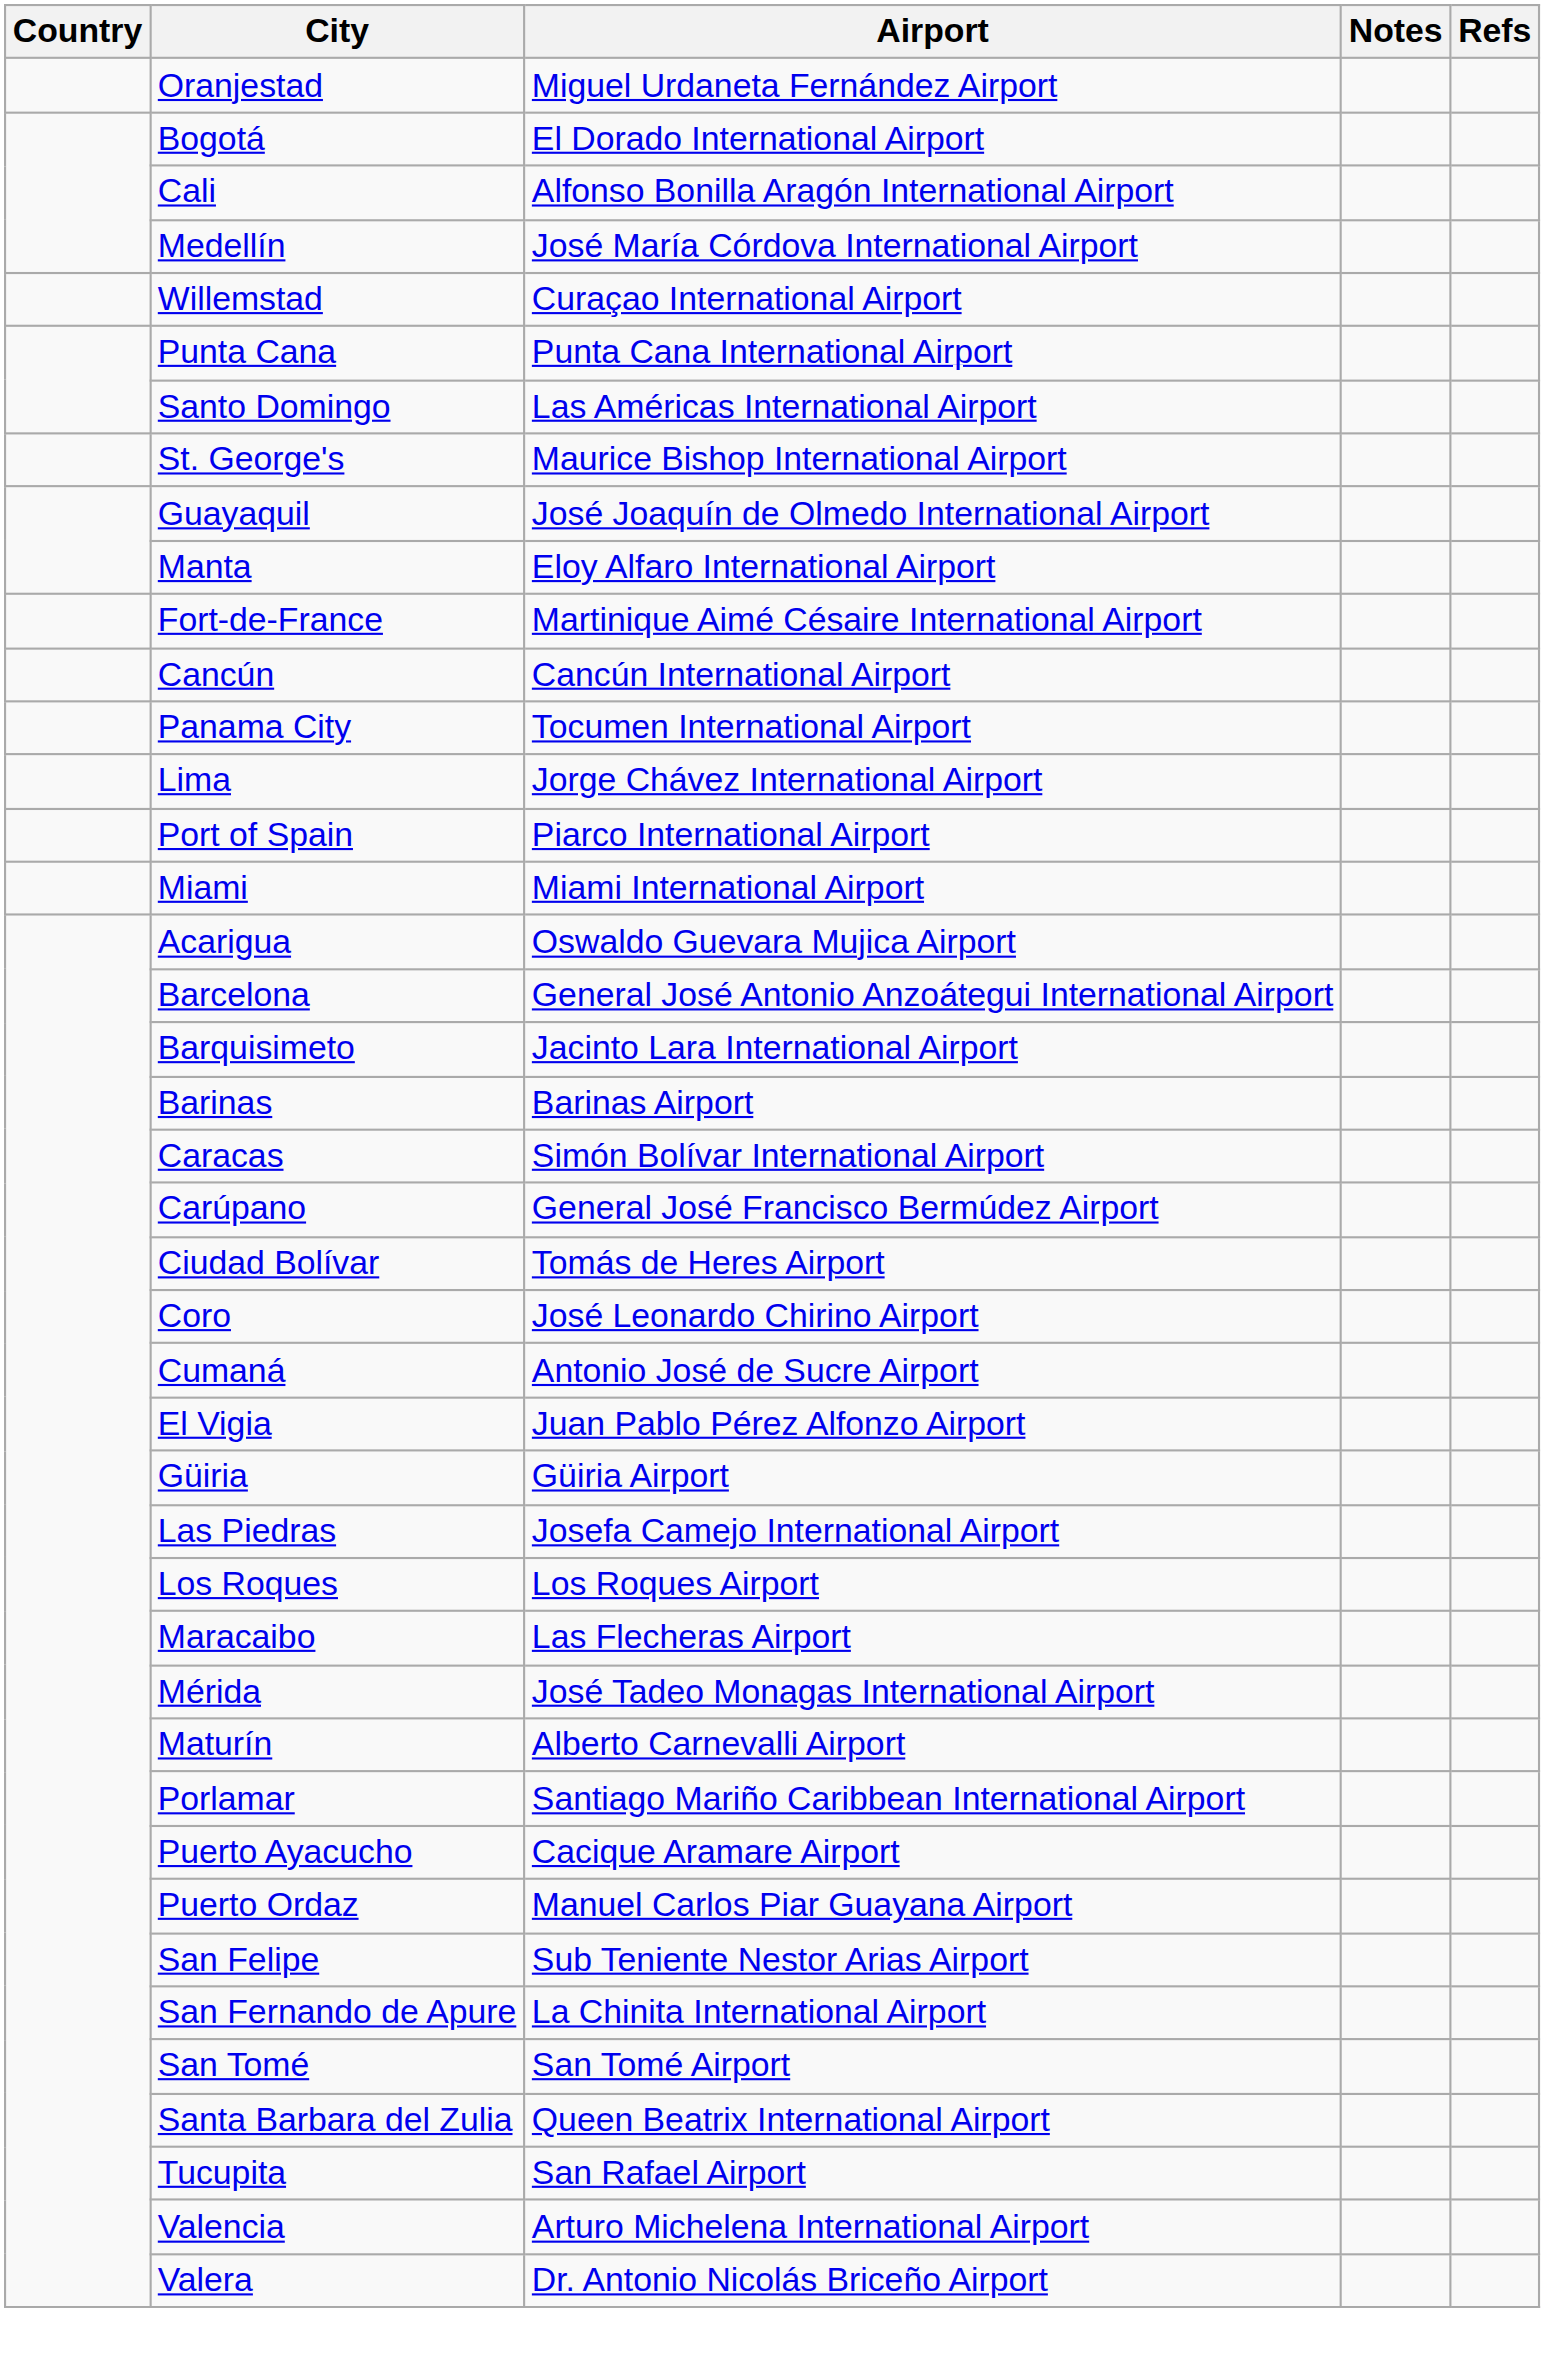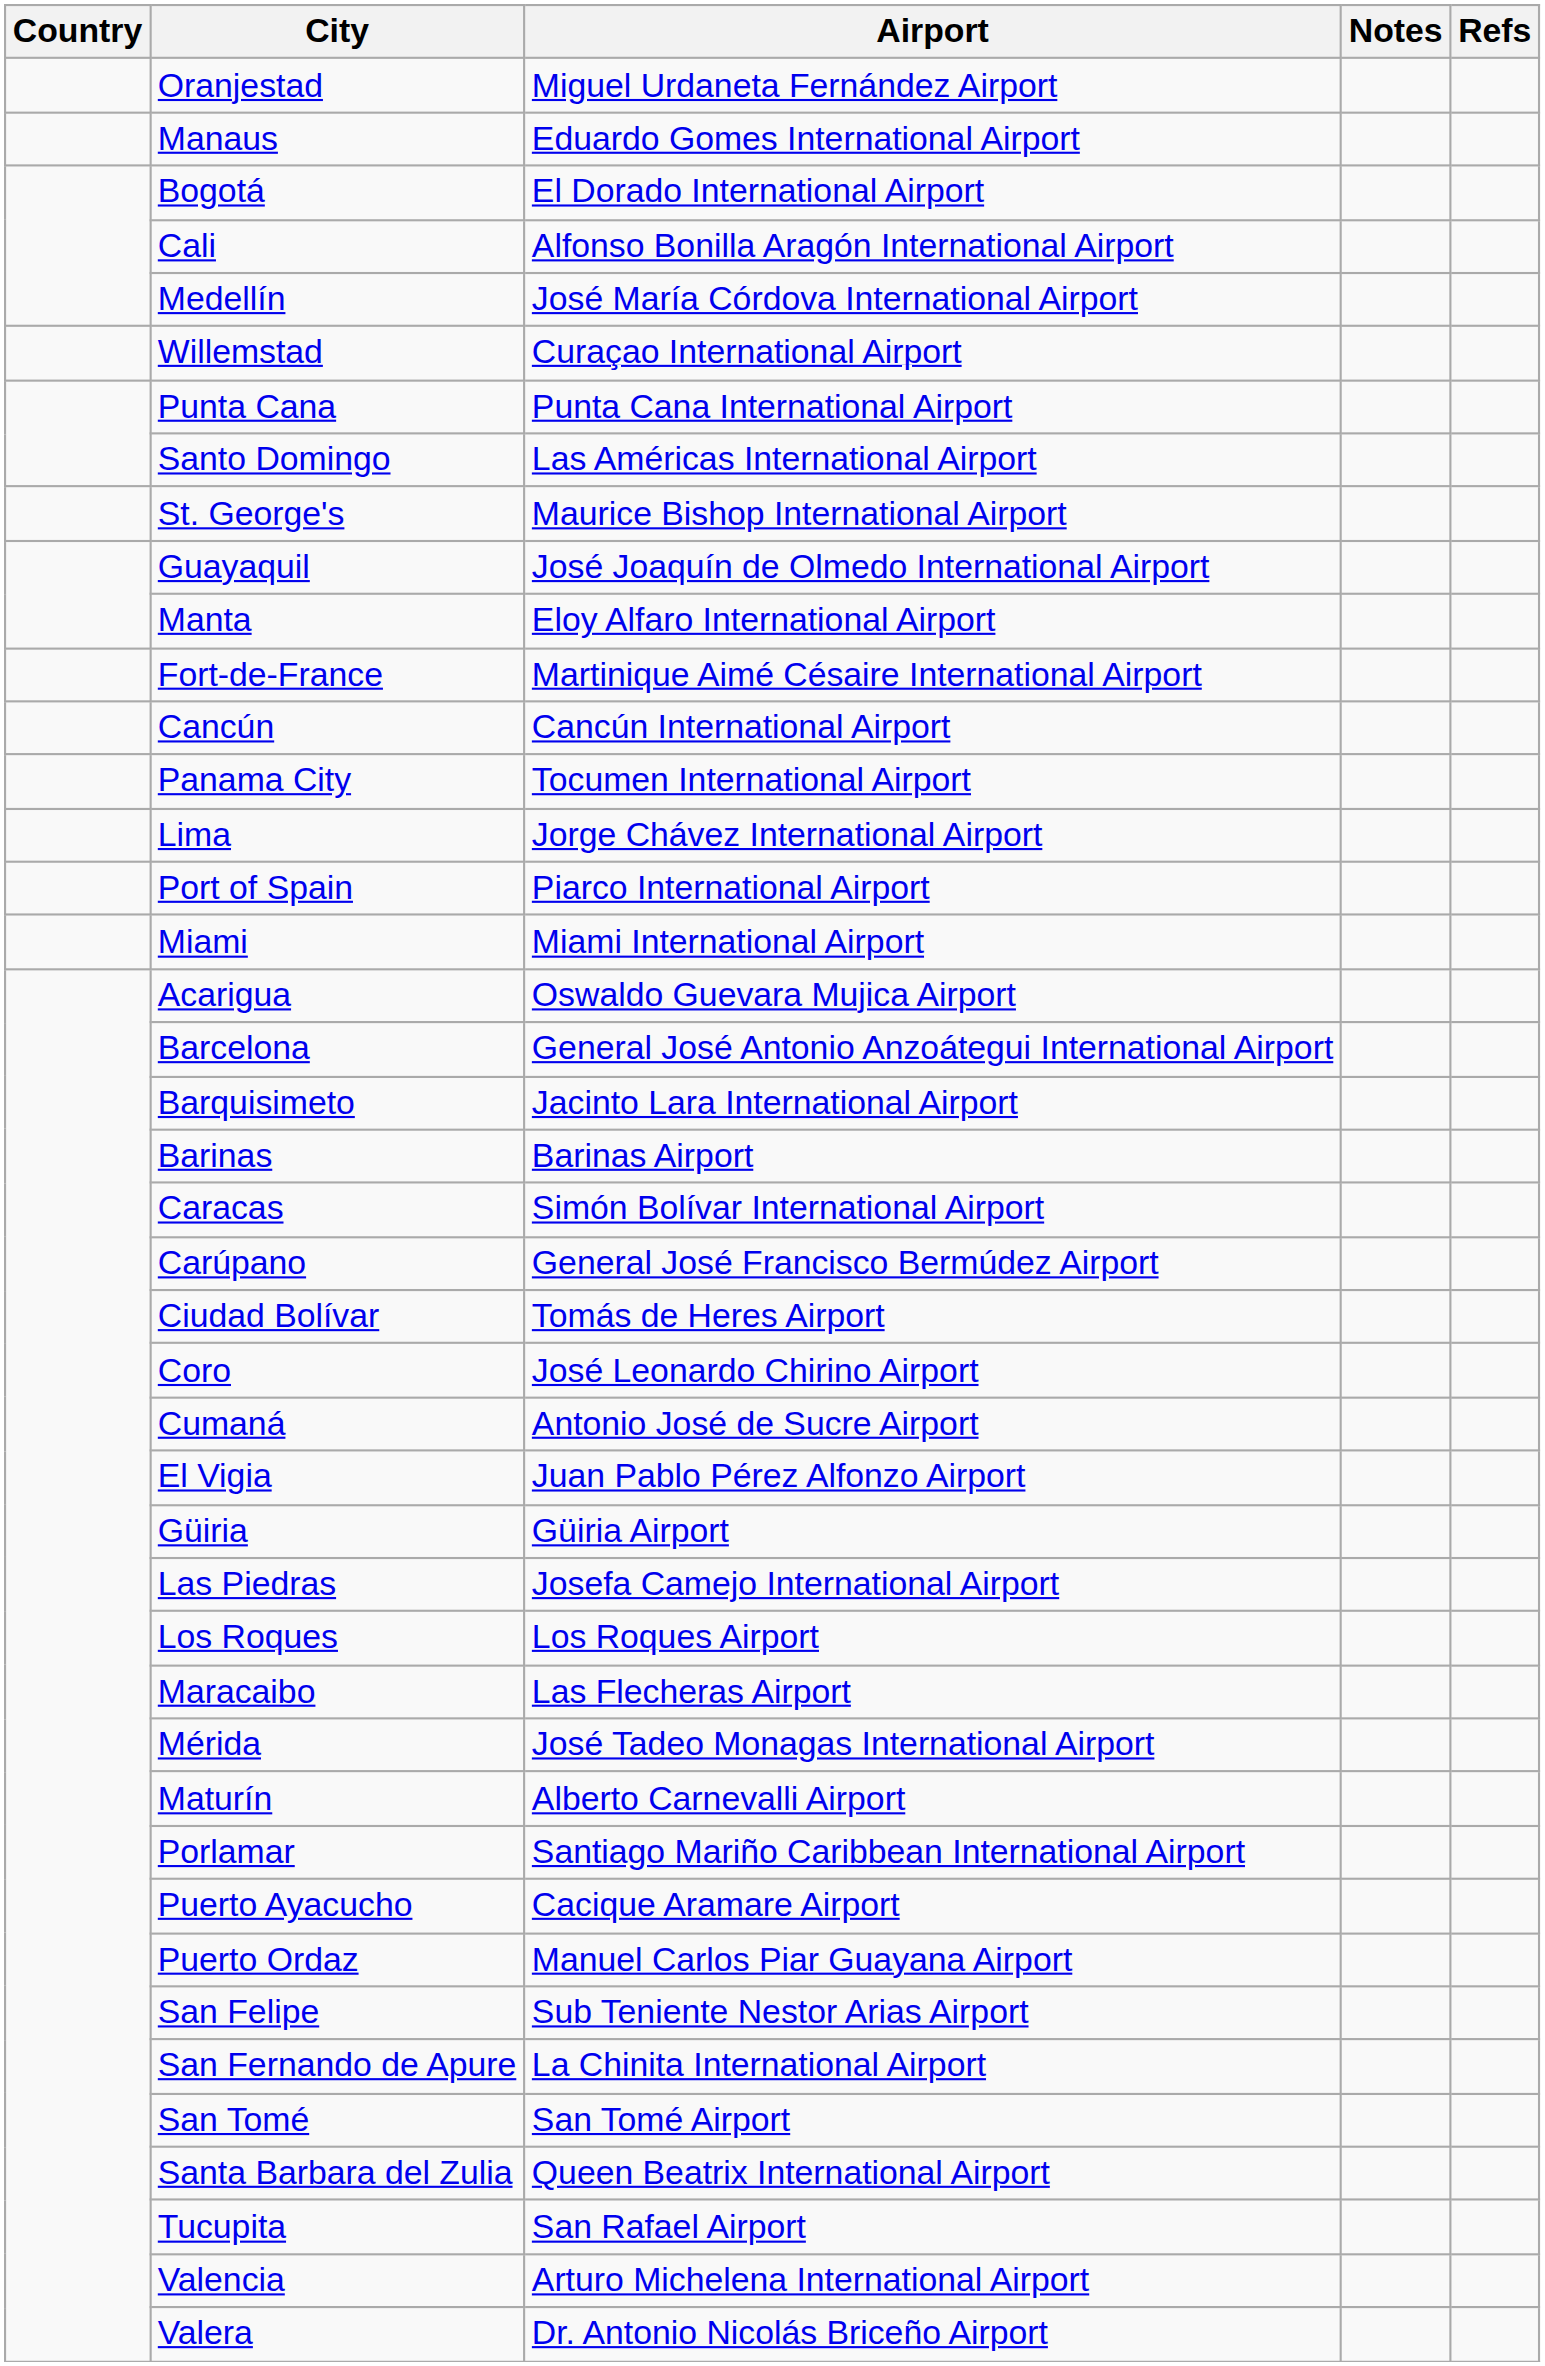+ row: (218, 138)
